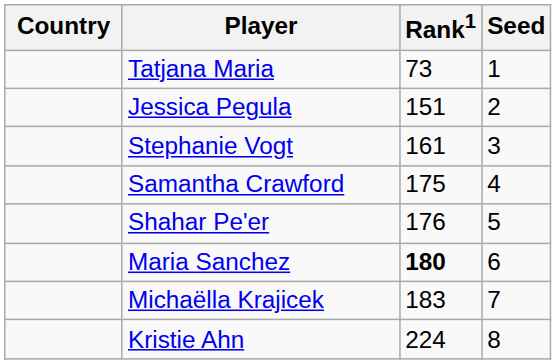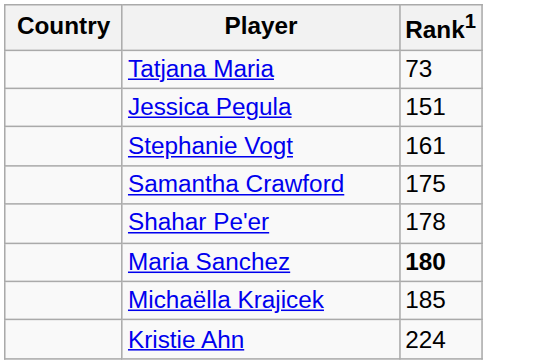- column: (516, 27)
(425, 223) 176 -> (425, 223) 178
(425, 300) 183 -> (425, 300) 185
